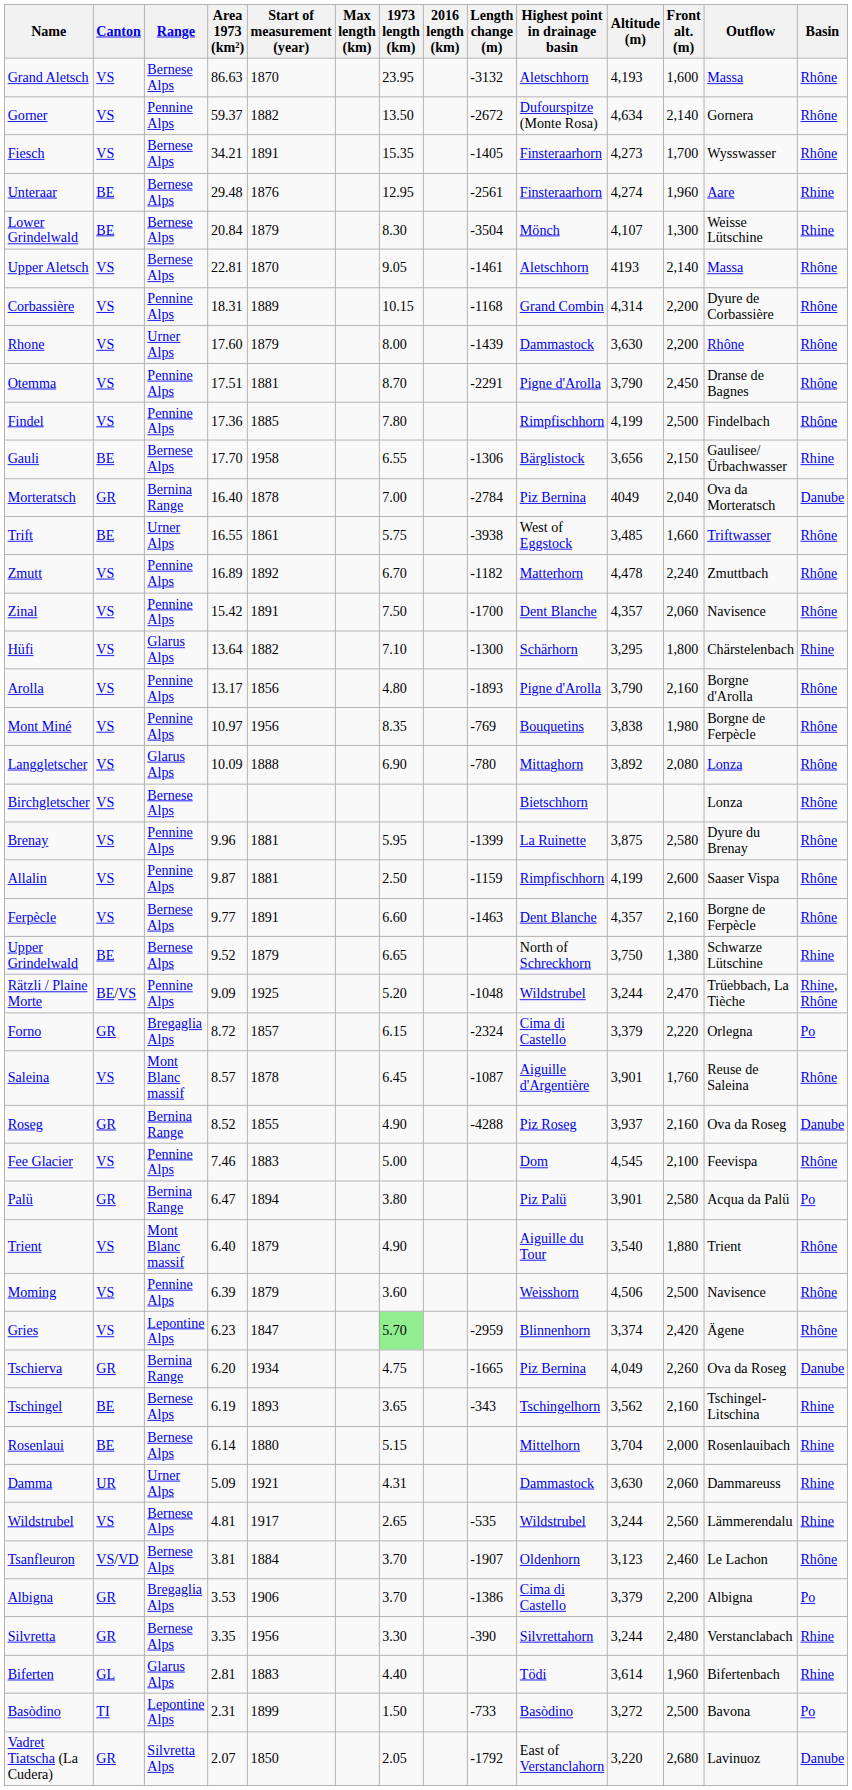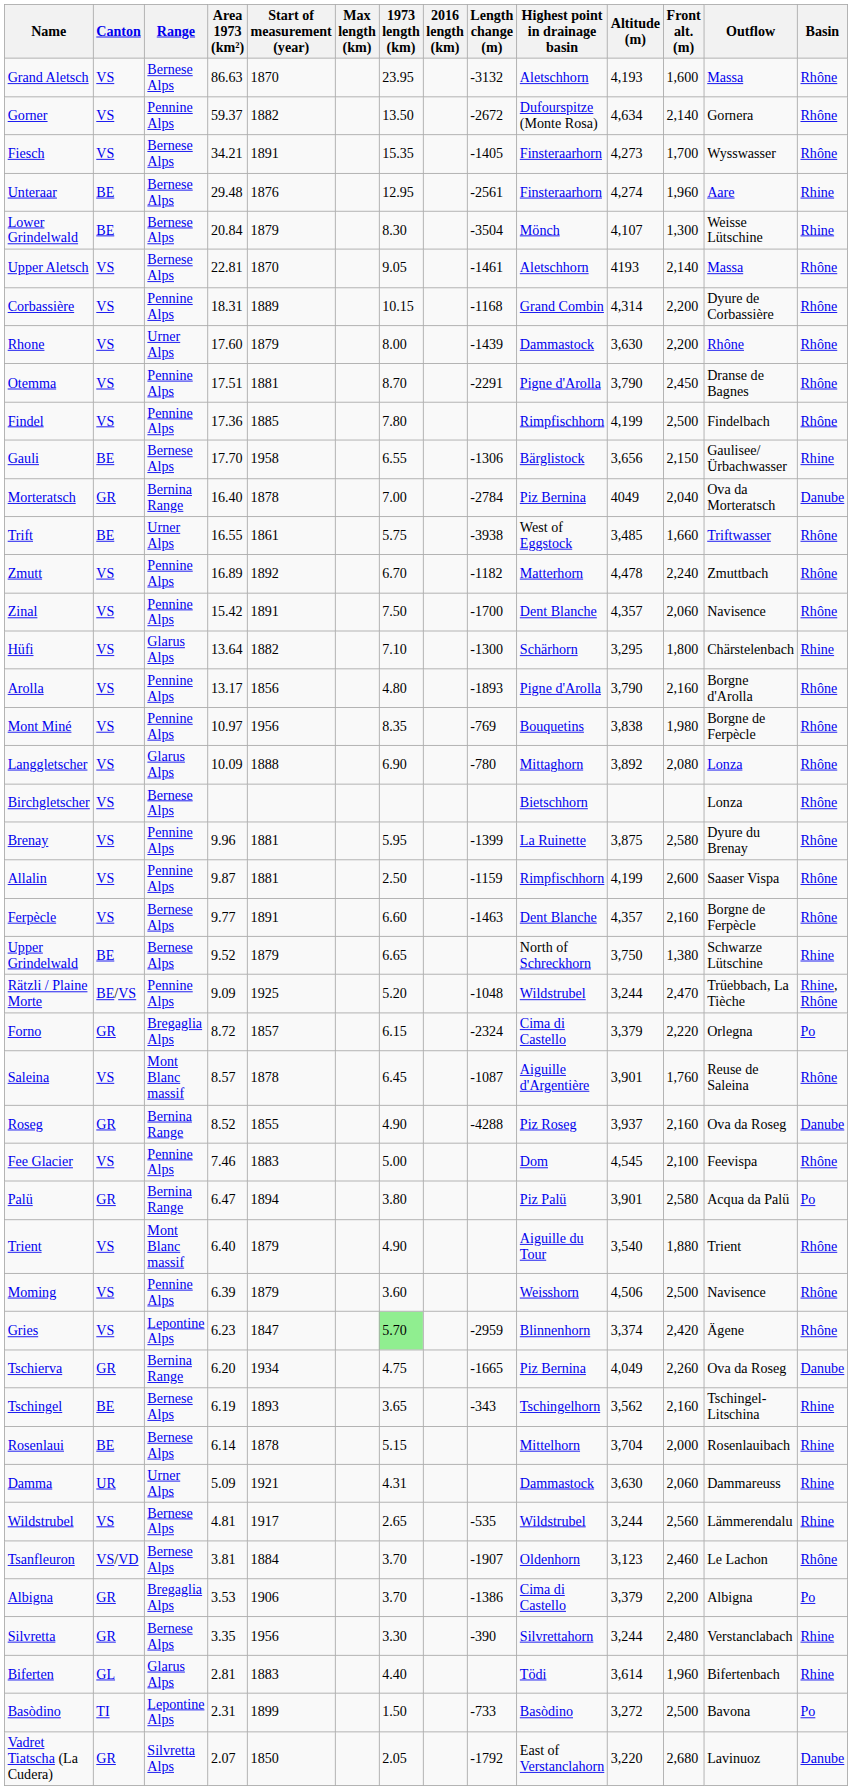(265, 1445) 1880 -> (265, 1445) 1878
